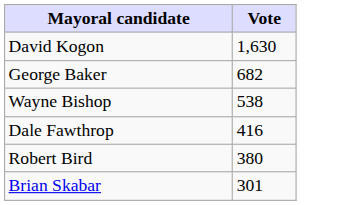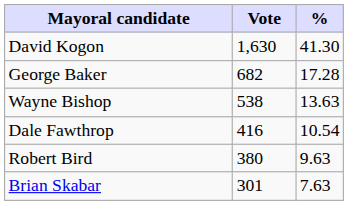+ column: (320, 18)
